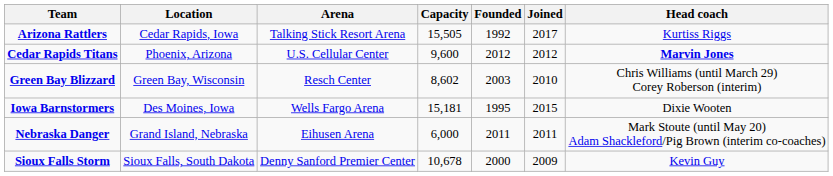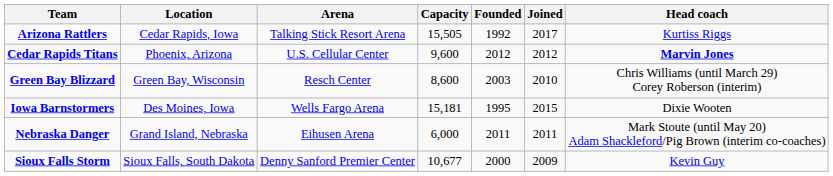(445, 80) 8,602 -> (445, 80) 8,600
(445, 161) 10,678 -> (445, 161) 10,677
